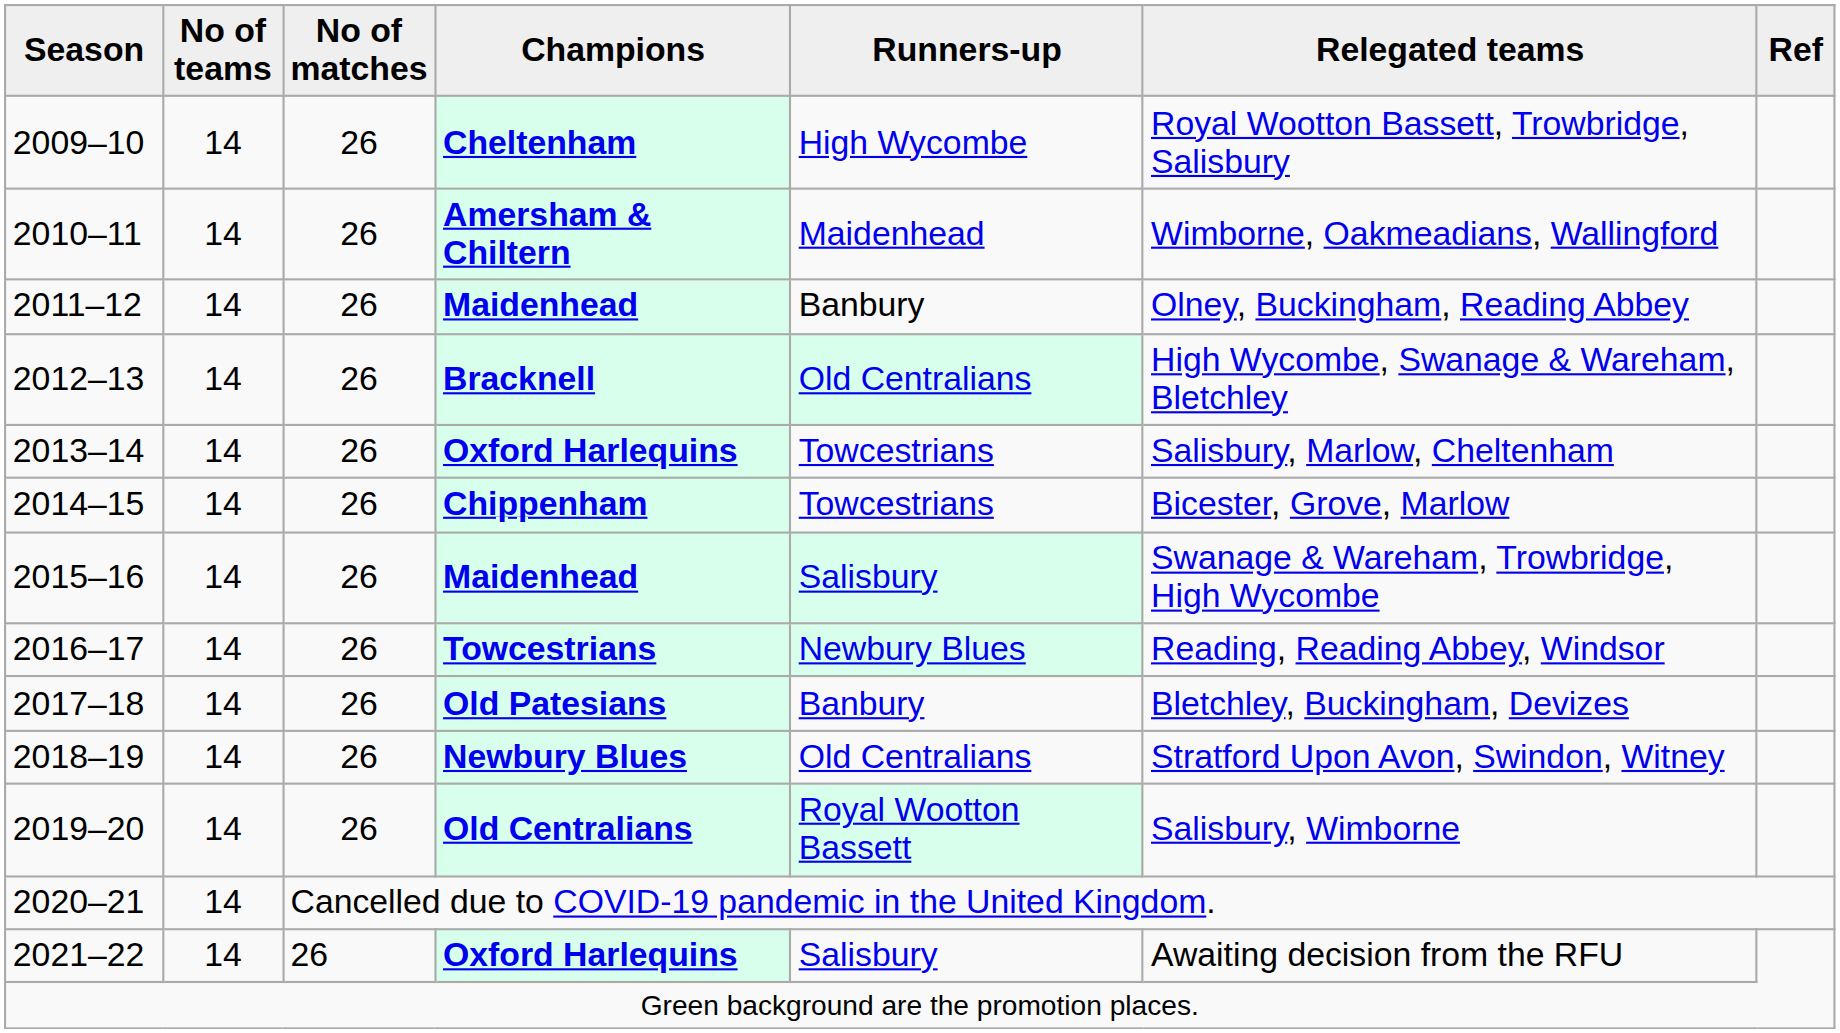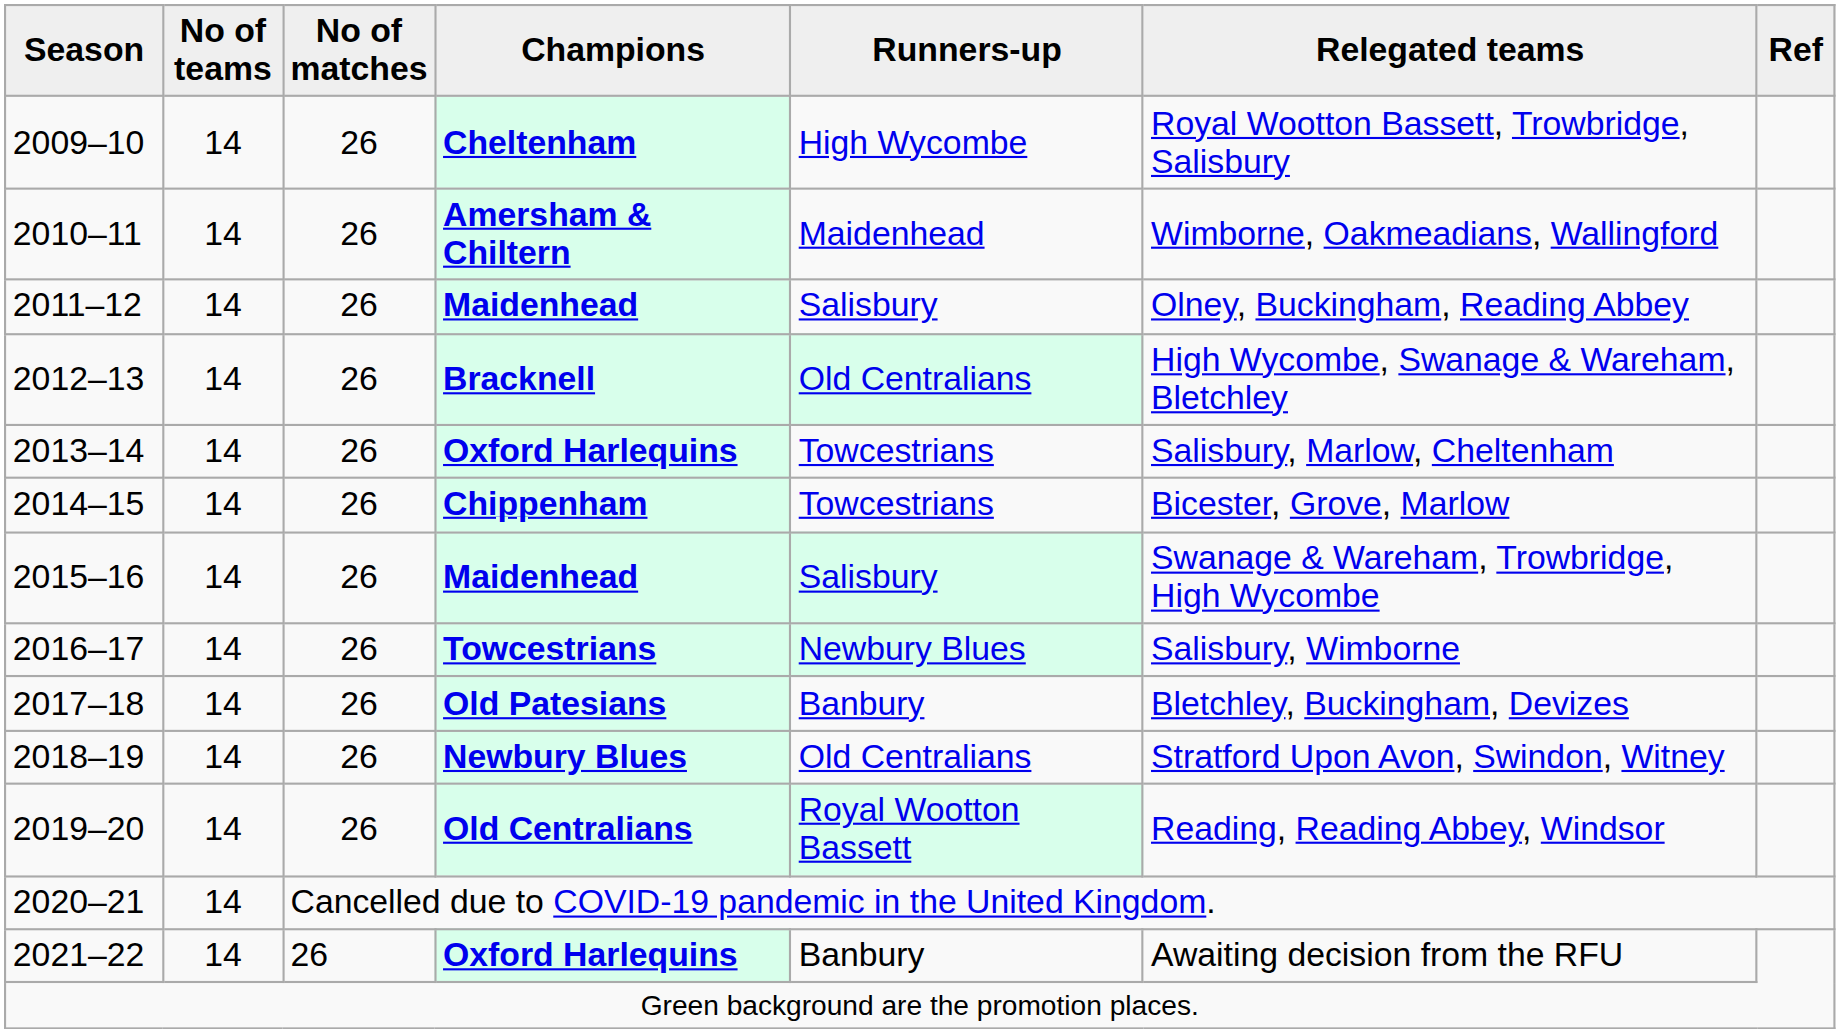(862, 305) Banbury -> (868, 305) Salisbury
(1408, 649) Reading, Reading Abbey, Windsor -> (1305, 649) Salisbury, Wimborne
(1305, 829) Salisbury, Wimborne -> (1408, 829) Reading, Reading Abbey, Windsor
(868, 955) Salisbury -> (862, 955) Banbury
